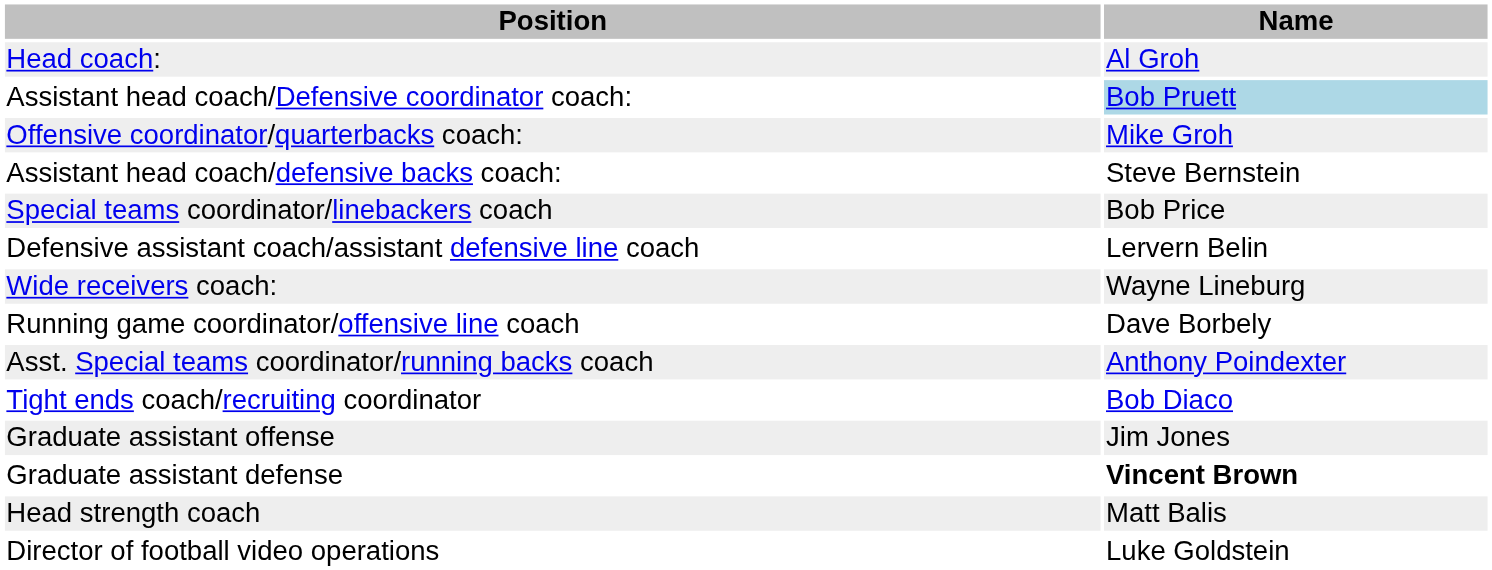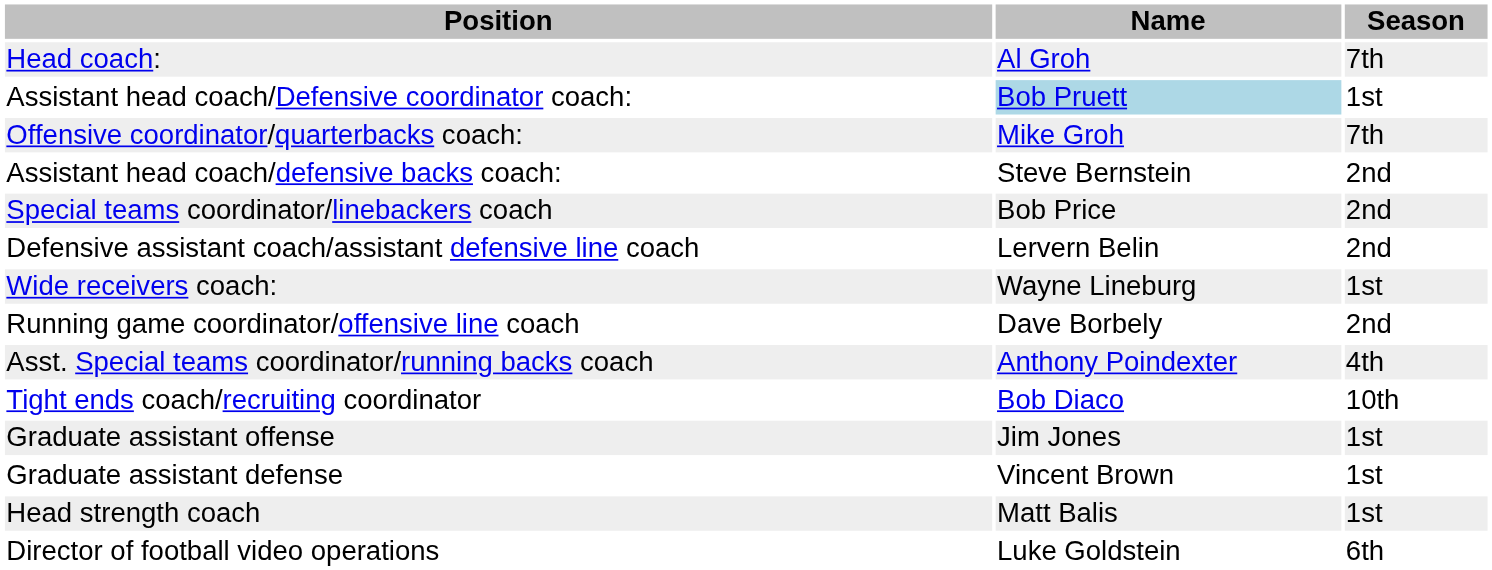+ column: (1416, 21)
(1202, 475) bold -> (1086, 475) normal
